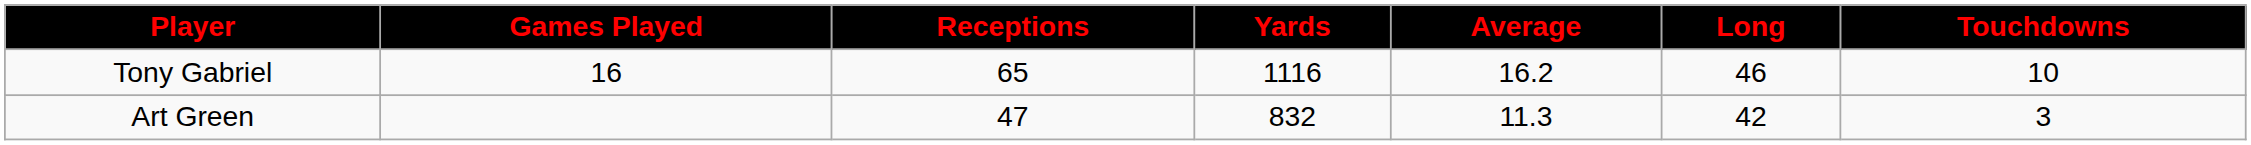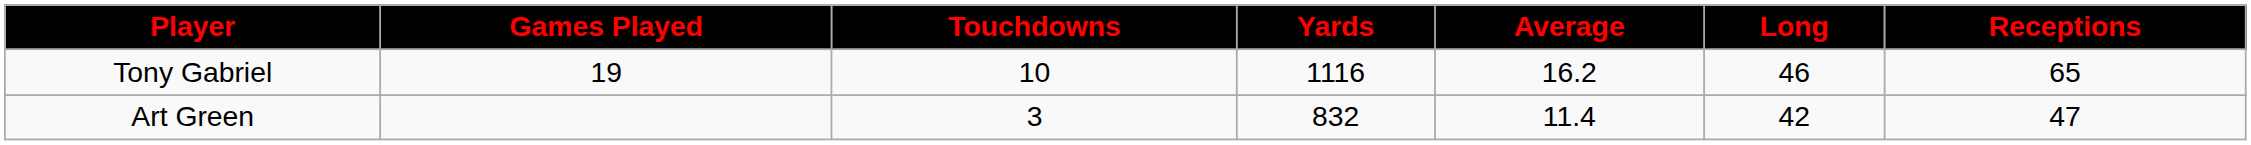columns swapped: (1013, 26) <-> (2043, 26)
(606, 71) 16 -> (606, 71) 19
(1526, 116) 11.3 -> (1569, 116) 11.4
